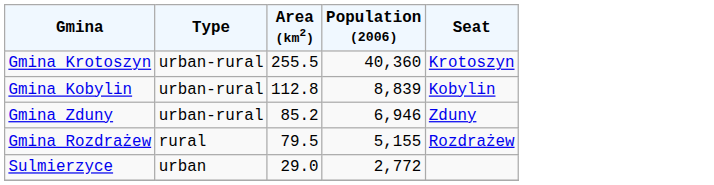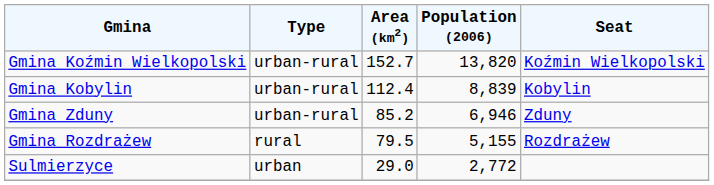- row: (80, 64)
+ row: (127, 64)
(295, 89) 112.8 -> (390, 89) 112.4
